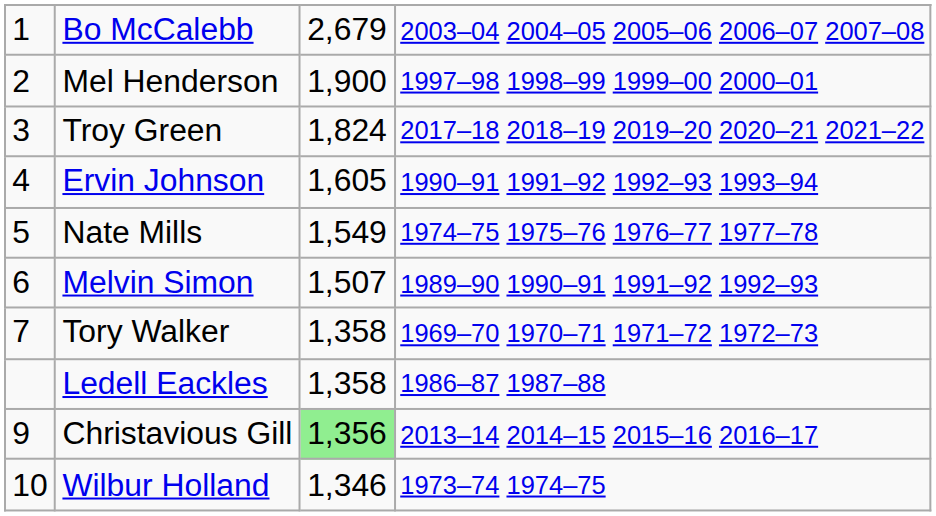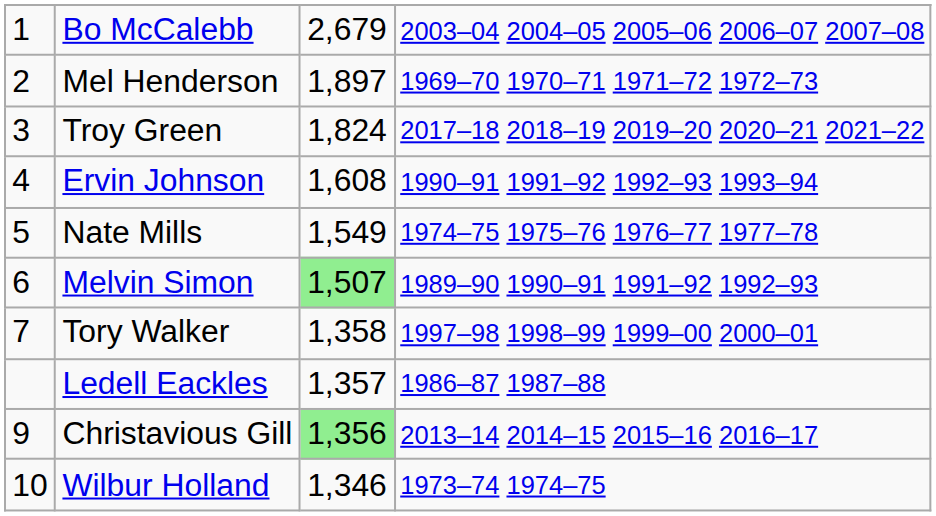(347, 80) 1,900 -> (347, 80) 1,897
(609, 81) 1997–98 1998–99 1999–00 2000–01 -> (609, 81) 1969–70 1970–71 1971–72 1972–73
(347, 181) 1,605 -> (347, 181) 1,608
(347, 282) no background -> (347, 282) lightgreen background
(609, 333) 1969–70 1970–71 1971–72 1972–73 -> (609, 333) 1997–98 1998–99 1999–00 2000–01
(347, 383) 1,358 -> (347, 383) 1,357
